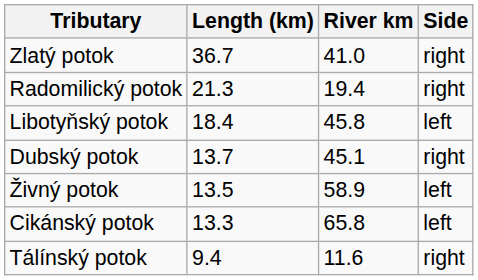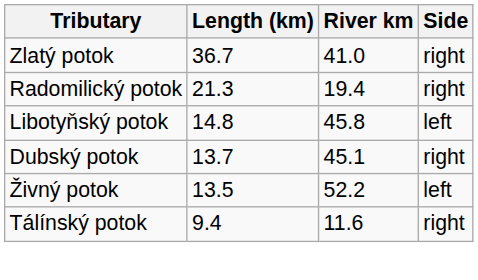(213, 122) 18.4 -> (213, 122) 14.8
(344, 190) 58.9 -> (344, 190) 52.2
- row: (82, 223)
